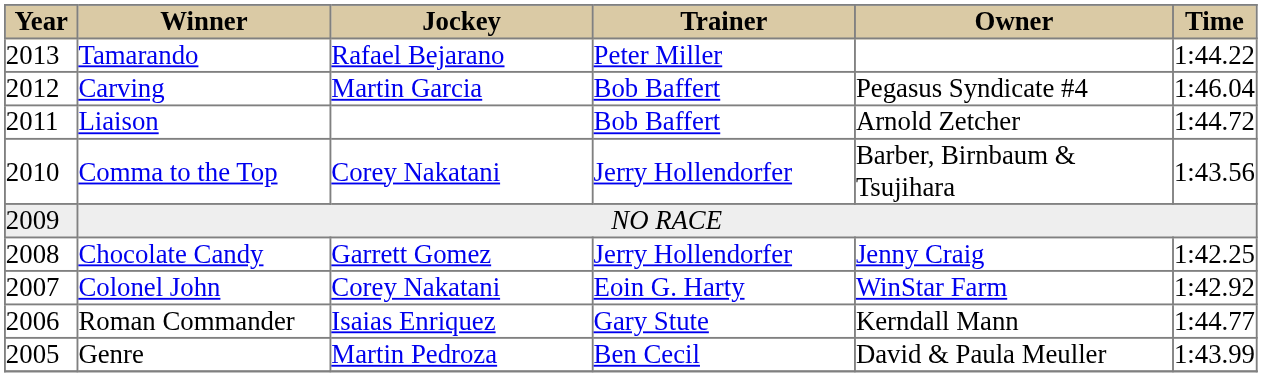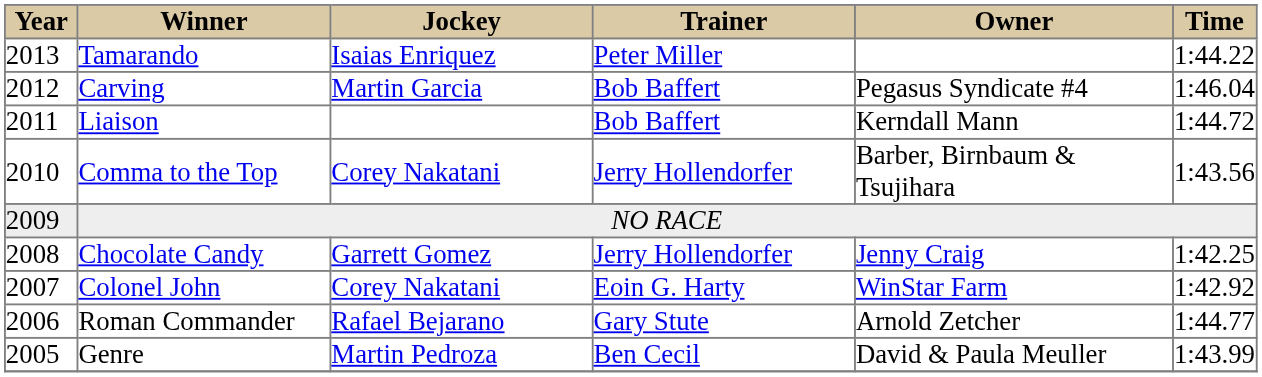(418, 54) Rafael Bejarano -> (413, 54) Isaias Enriquez
(938, 121) Arnold Zetcher -> (937, 121) Kerndall Mann
(413, 320) Isaias Enriquez -> (418, 320) Rafael Bejarano
(937, 320) Kerndall Mann -> (938, 320) Arnold Zetcher
